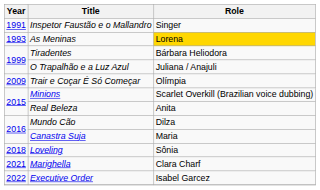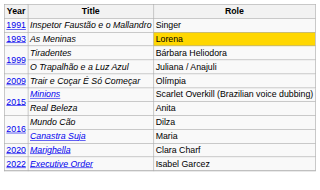- row: (46, 150)
(16, 164) 2021 -> (16, 150) 2020
